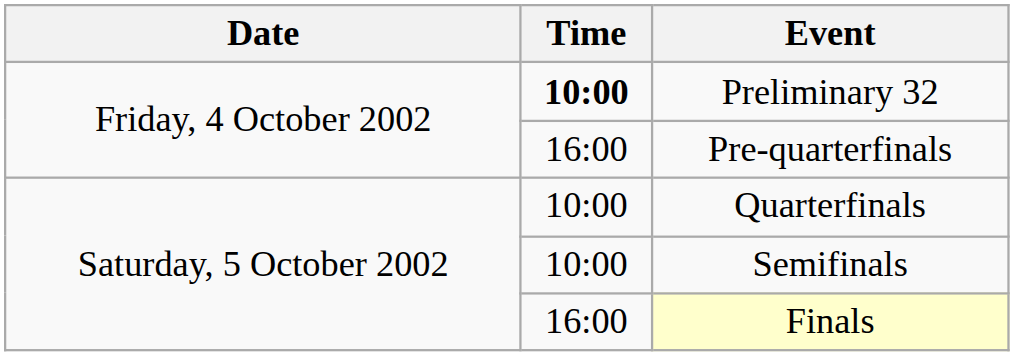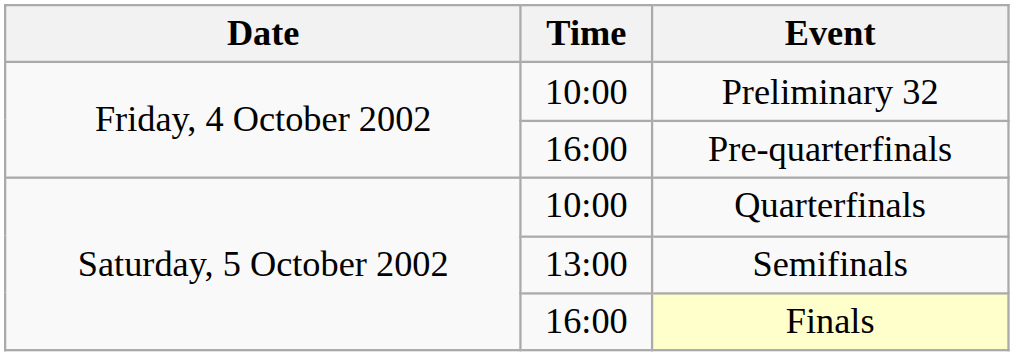(586, 90) bold -> (586, 90) normal
(586, 263) 10:00 -> (586, 263) 13:00
